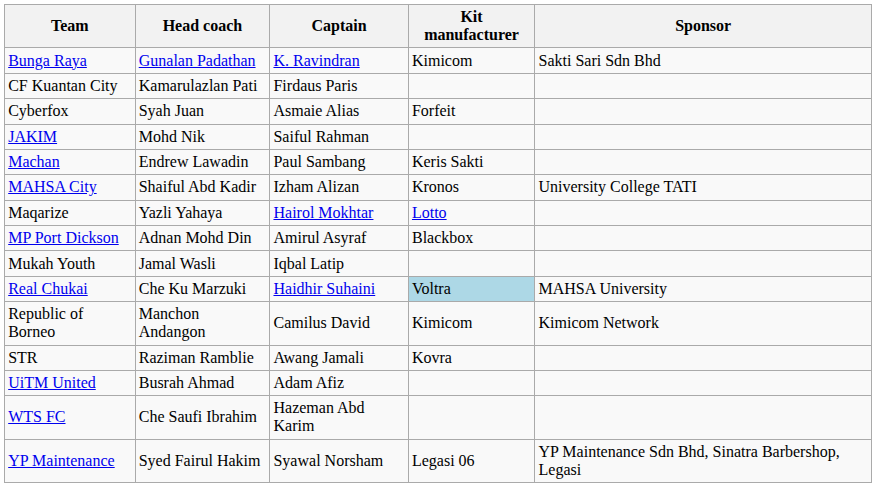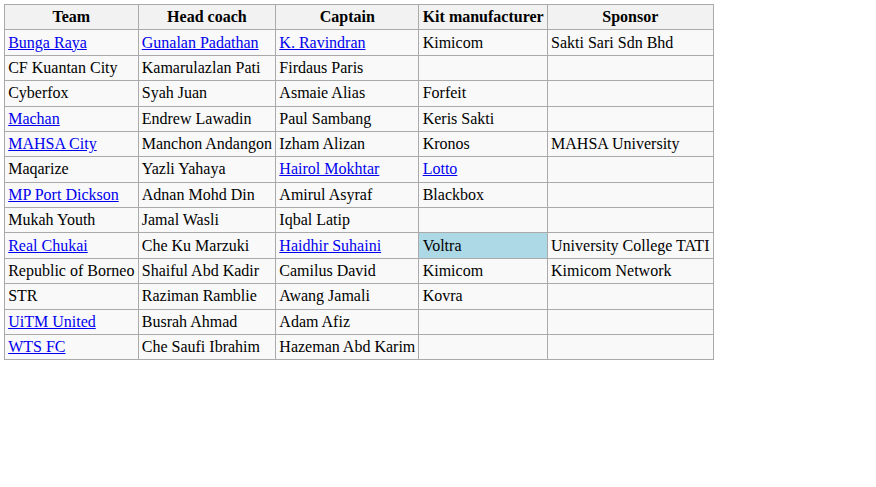- row: (33, 136)
(197, 187) Shaiful Abd Kadir -> (207, 144) Manchon Andangon
(618, 187) University College TATI -> (615, 144) MAHSA University
(603, 288) MAHSA University -> (630, 245) University College TATI
(172, 323) Manchon Andangon -> (200, 270) Shaiful Abd Kadir
- row: (61, 460)
